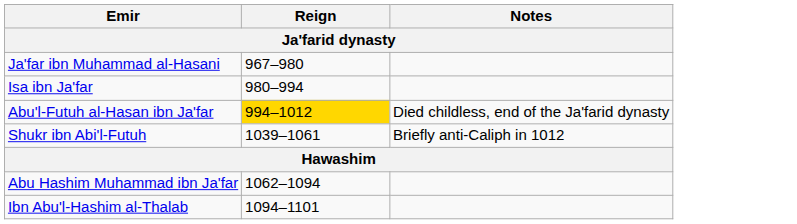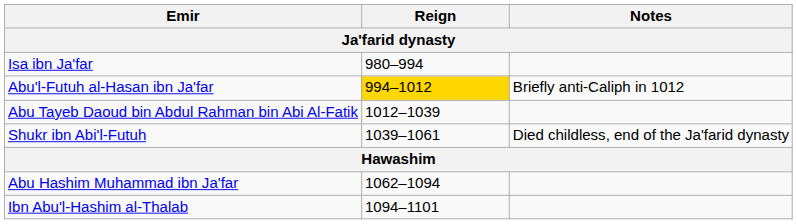- row: (114, 64)
(531, 111) Died childless, end of the Ja'farid dynasty -> (599, 87) Briefly anti-Caliph in 1012
+ row: (183, 111)
(479, 135) Briefly anti-Caliph in 1012 -> (651, 135) Died childless, end of the Ja'farid dynasty
